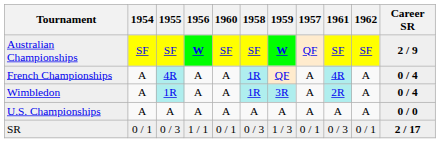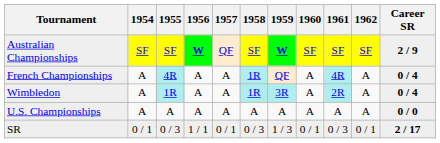columns swapped: (310, 19) <-> (226, 19)
